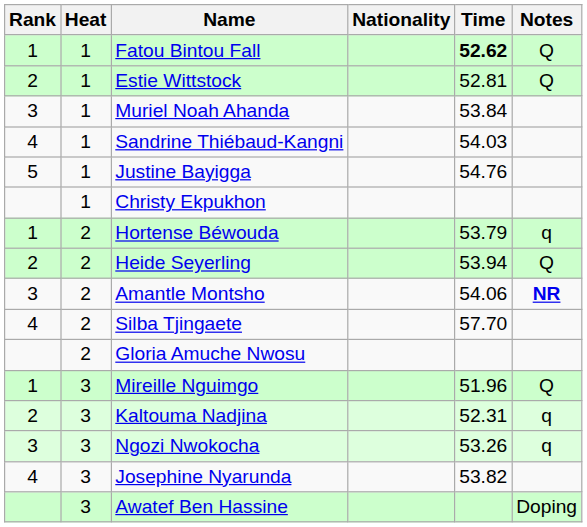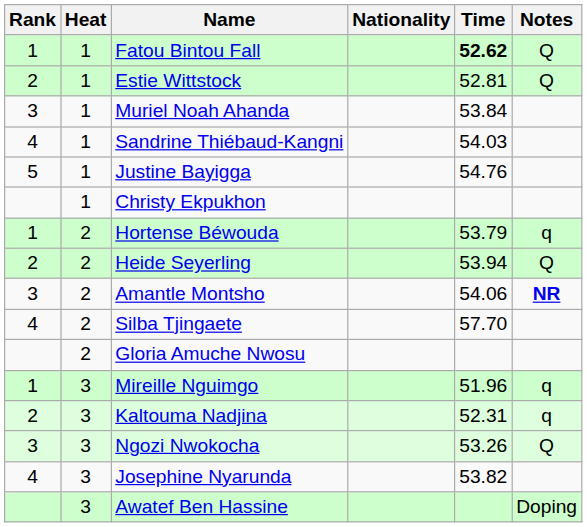(547, 385) Q -> (547, 385) q
(547, 446) q -> (547, 446) Q
